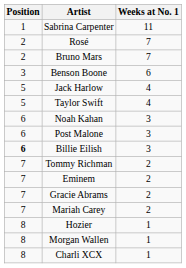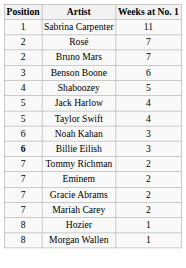+ row: (79, 88)
- row: (79, 133)
- row: (79, 255)
